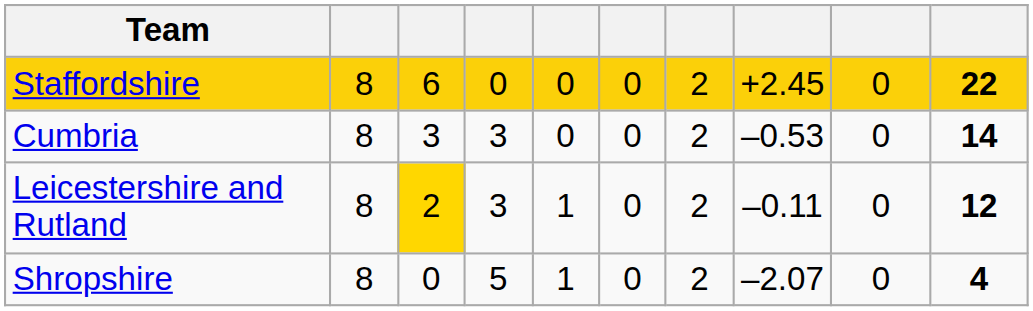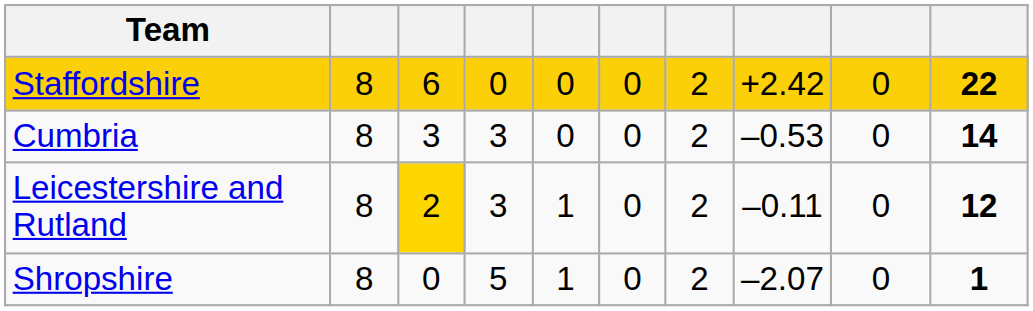(782, 83) +2.45 -> (782, 83) +2.42
(979, 278) 4 -> (979, 278) 1
